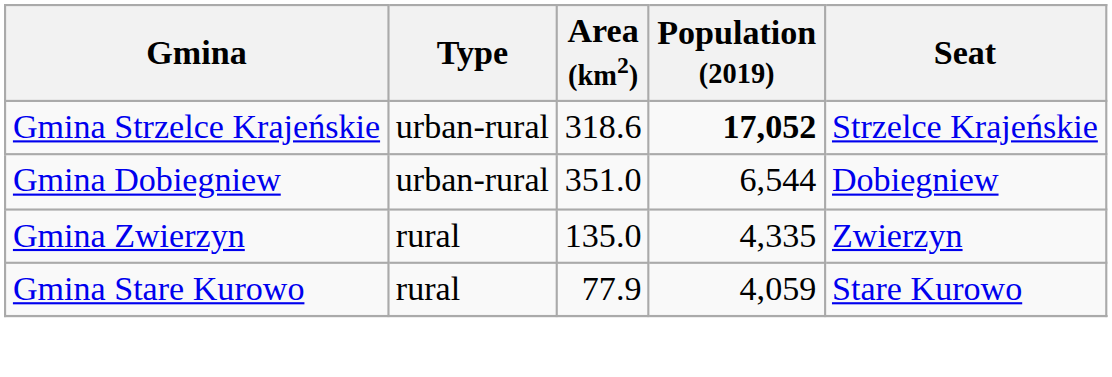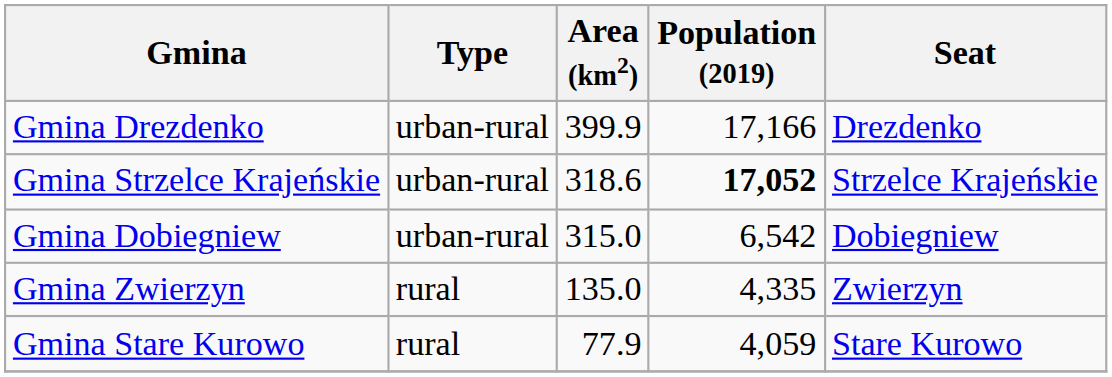+ row: (138, 126)
(603, 181) 351.0 -> (603, 235) 315.0
(778, 181) 6,544 -> (778, 235) 6,542
